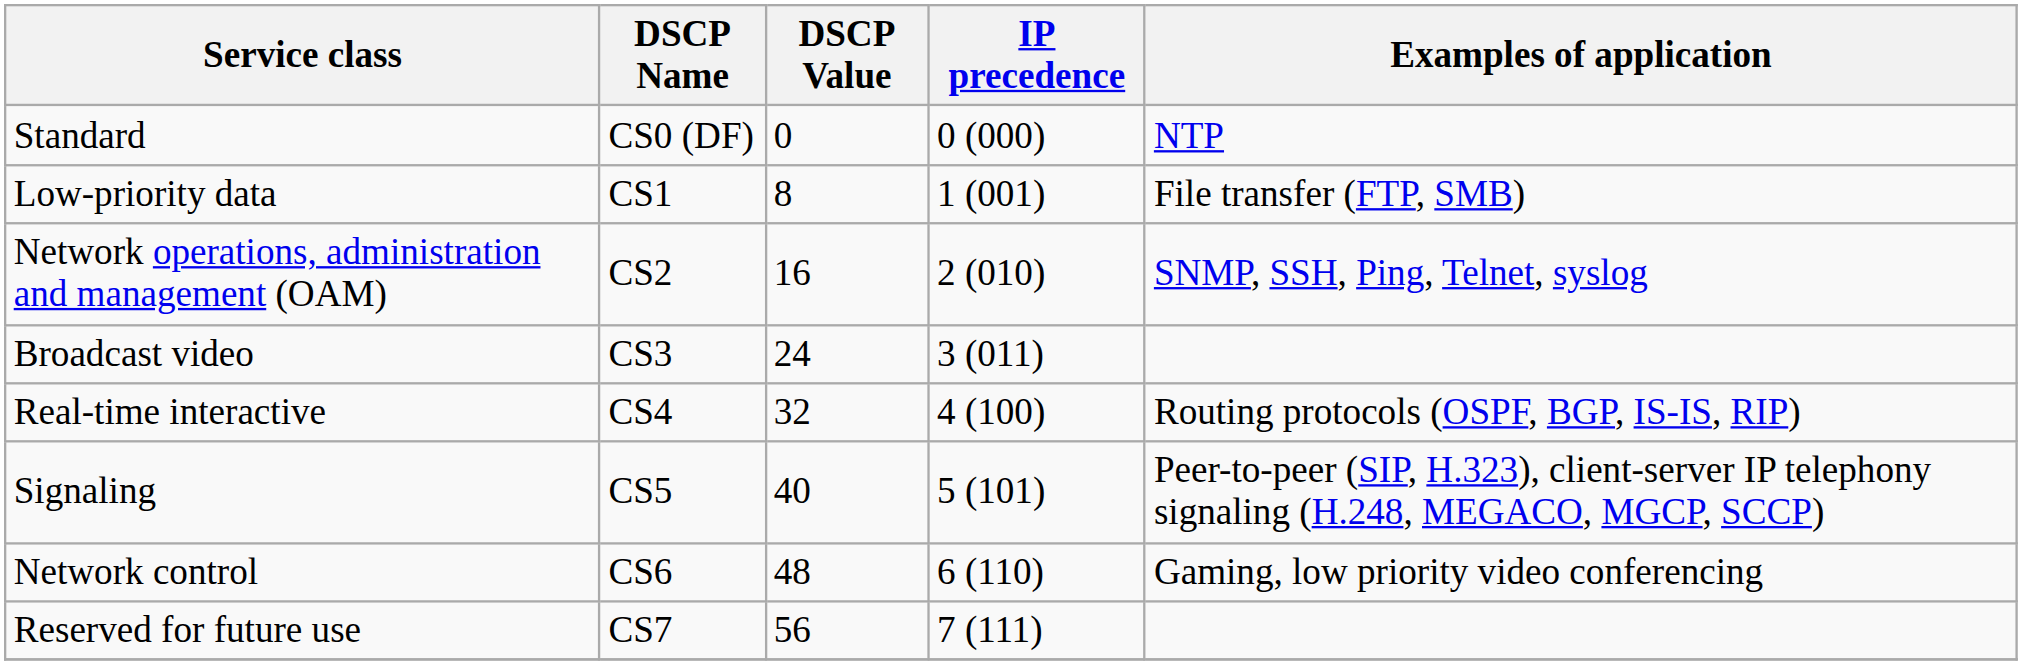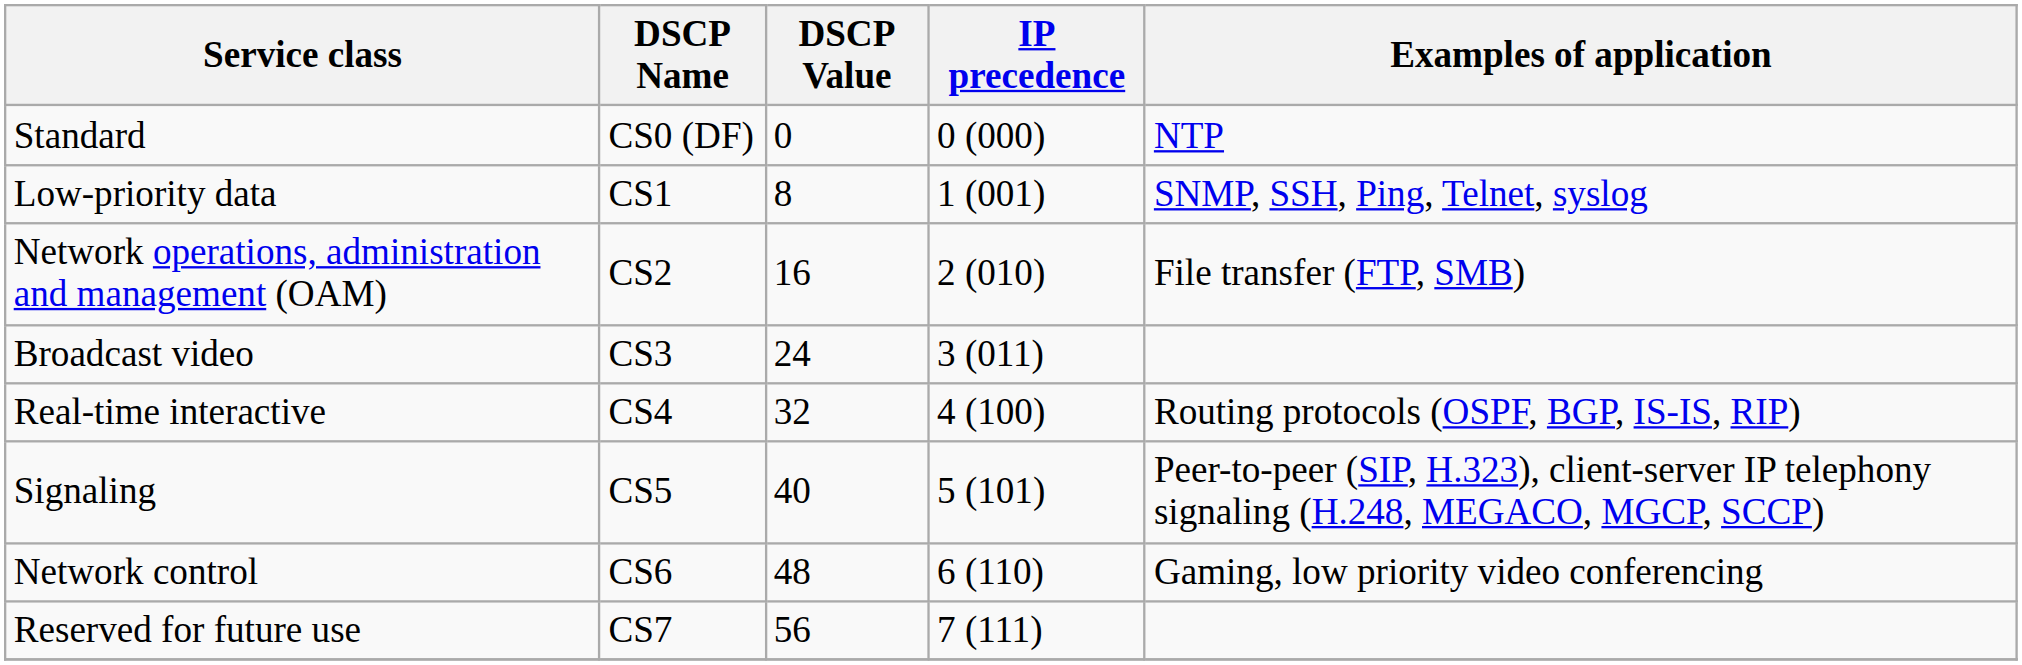(1339, 193) File transfer (FTP, SMB) -> (1401, 193) SNMP, SSH, Ping, Telnet, syslog
(1401, 273) SNMP, SSH, Ping, Telnet, syslog -> (1339, 273) File transfer (FTP, SMB)
